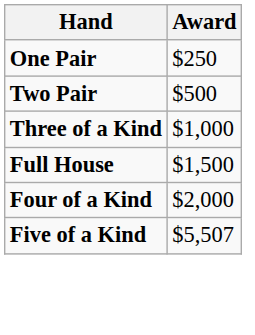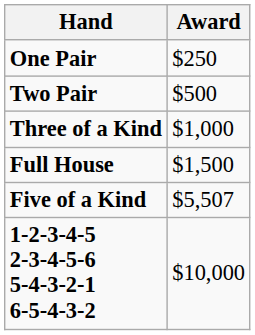- row: (81, 199)
+ row: (53, 273)
